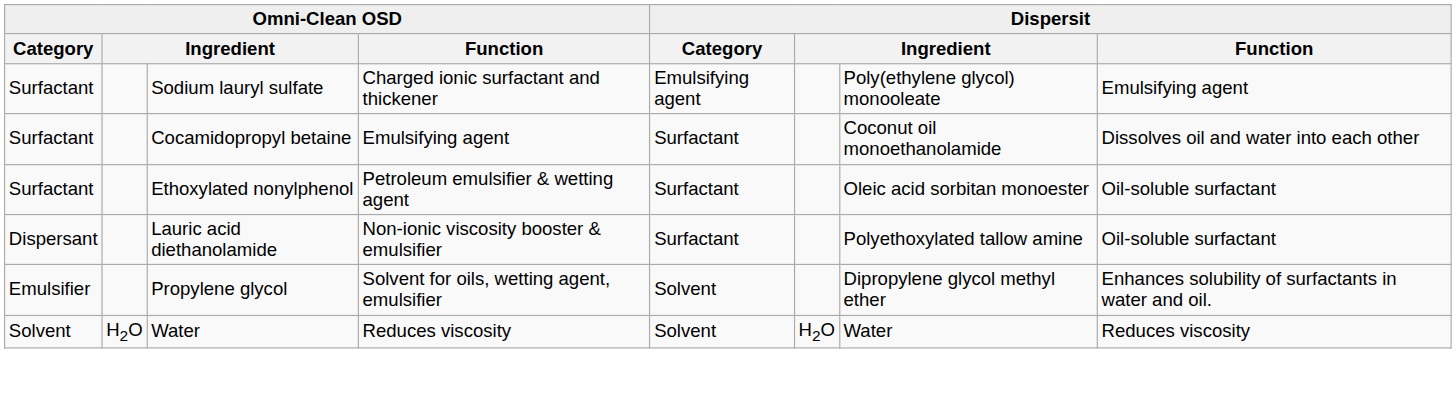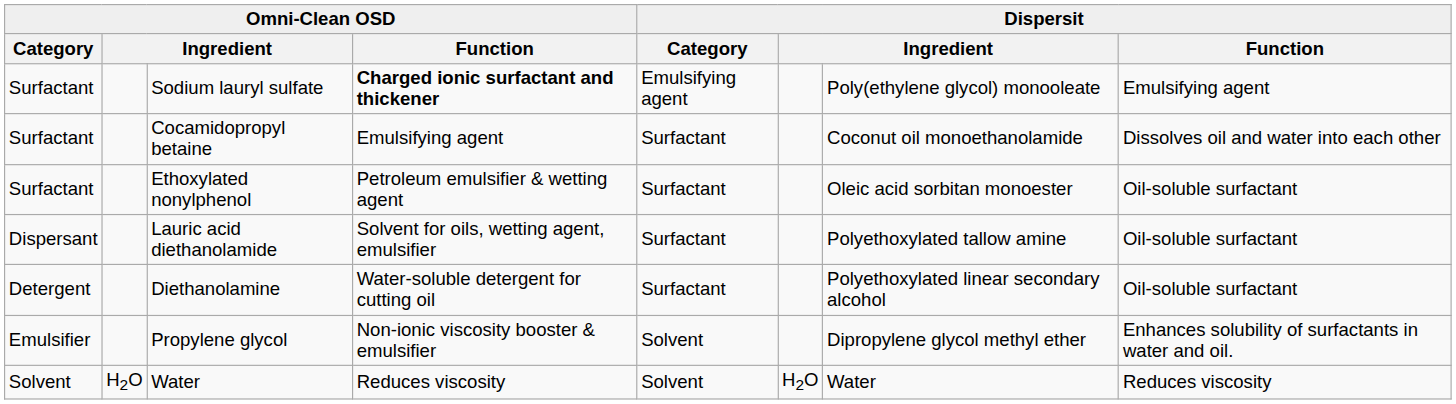(481, 88) normal -> (485, 88) bold
(482, 239) Non-ionic viscosity booster & emulsifier -> (480, 239) Solvent for oils, wetting agent, emulsifier
+ row: (216, 289)
(486, 289) Solvent for oils, wetting agent, emulsifier -> (476, 340) Non-ionic viscosity booster & emulsifier
